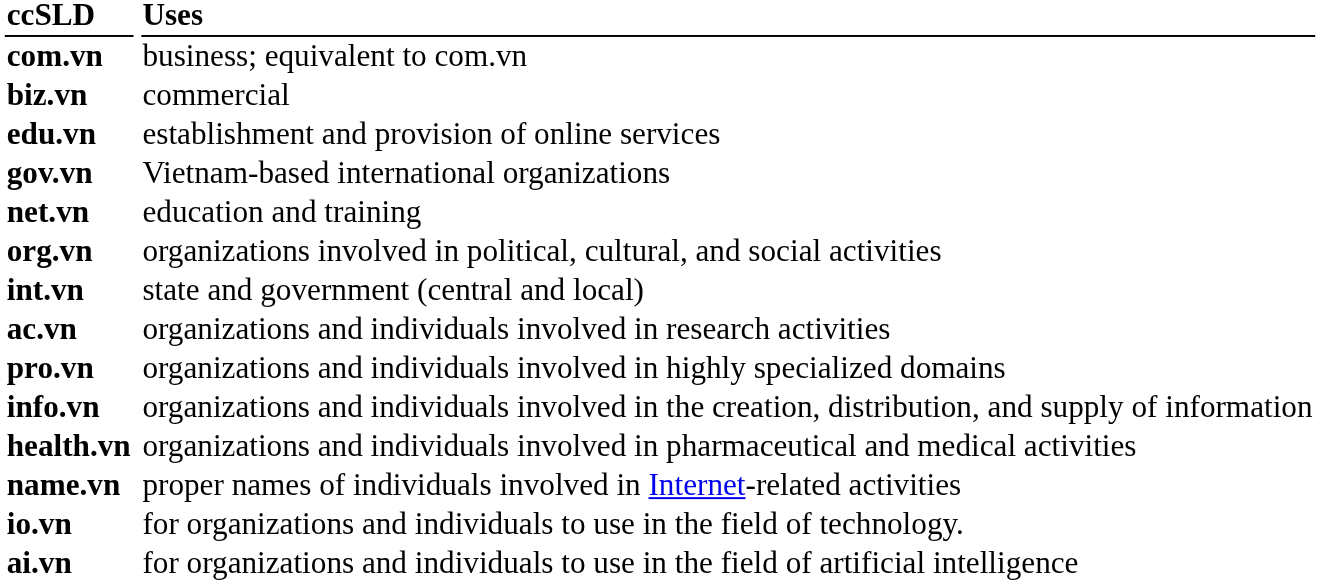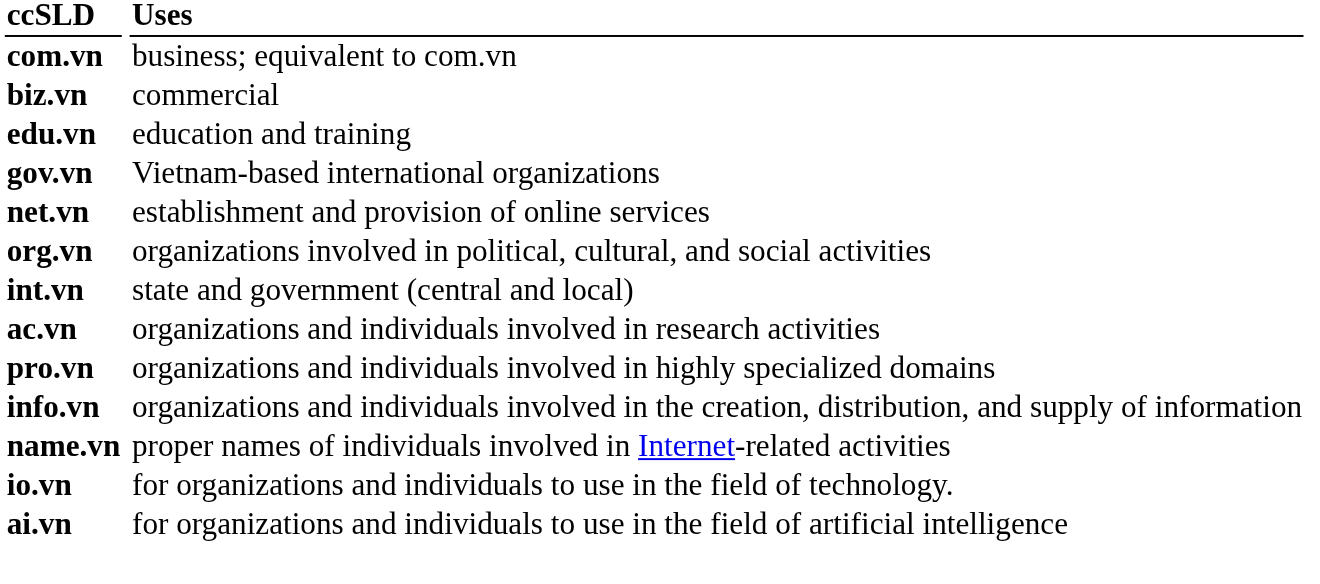(431, 133) establishment and provision of online services -> (271, 133) education and training
(282, 211) education and training -> (421, 211) establishment and provision of online services
- row: (69, 445)
